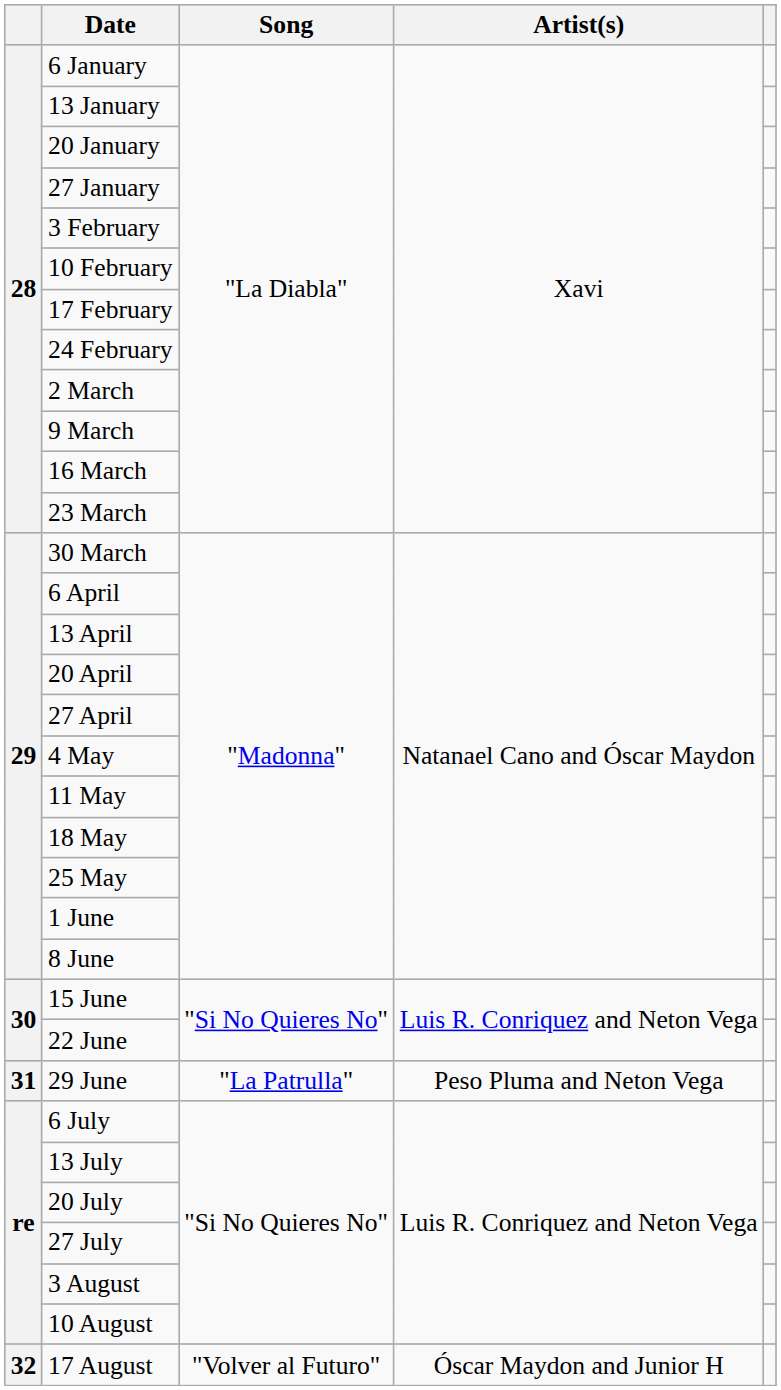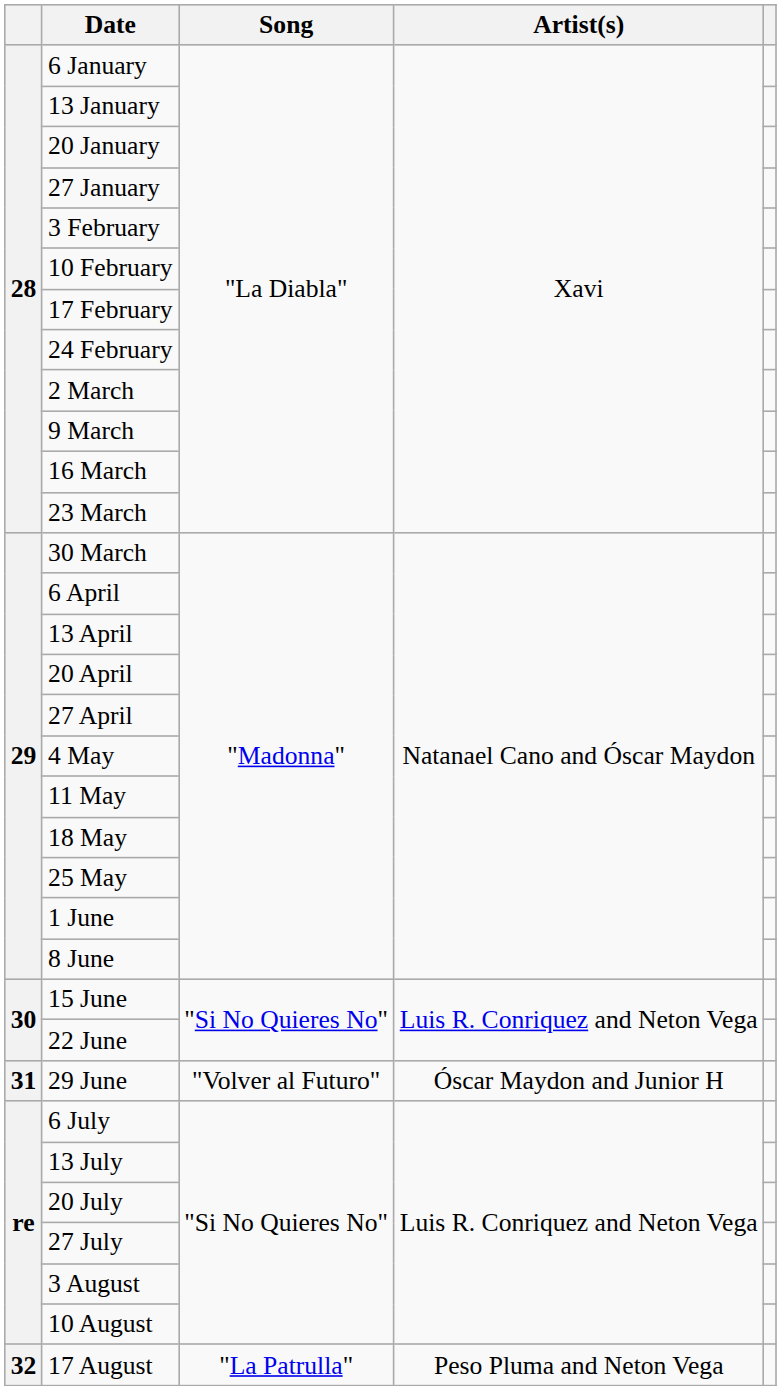(286, 1080) "La Patrulla" -> (286, 1080) "Volver al Futuro"
(579, 1080) Peso Pluma and Neton Vega -> (579, 1080) Óscar Maydon and Junior H
(286, 1364) "Volver al Futuro" -> (286, 1364) "La Patrulla"
(579, 1364) Óscar Maydon and Junior H -> (579, 1364) Peso Pluma and Neton Vega
